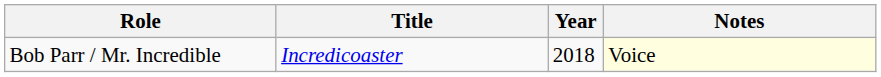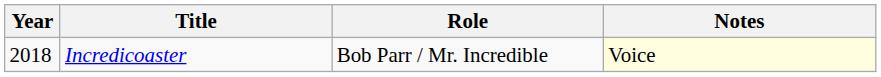columns swapped: (576, 21) <-> (140, 21)
